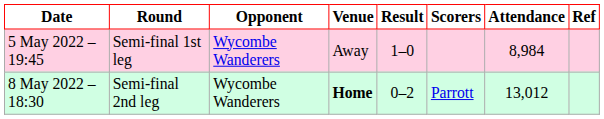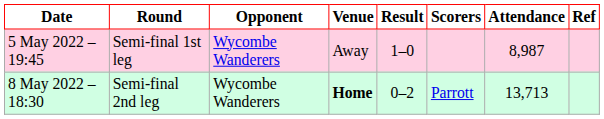(527, 50) 8,984 -> (527, 50) 8,987
(527, 93) 13,012 -> (527, 93) 13,713
